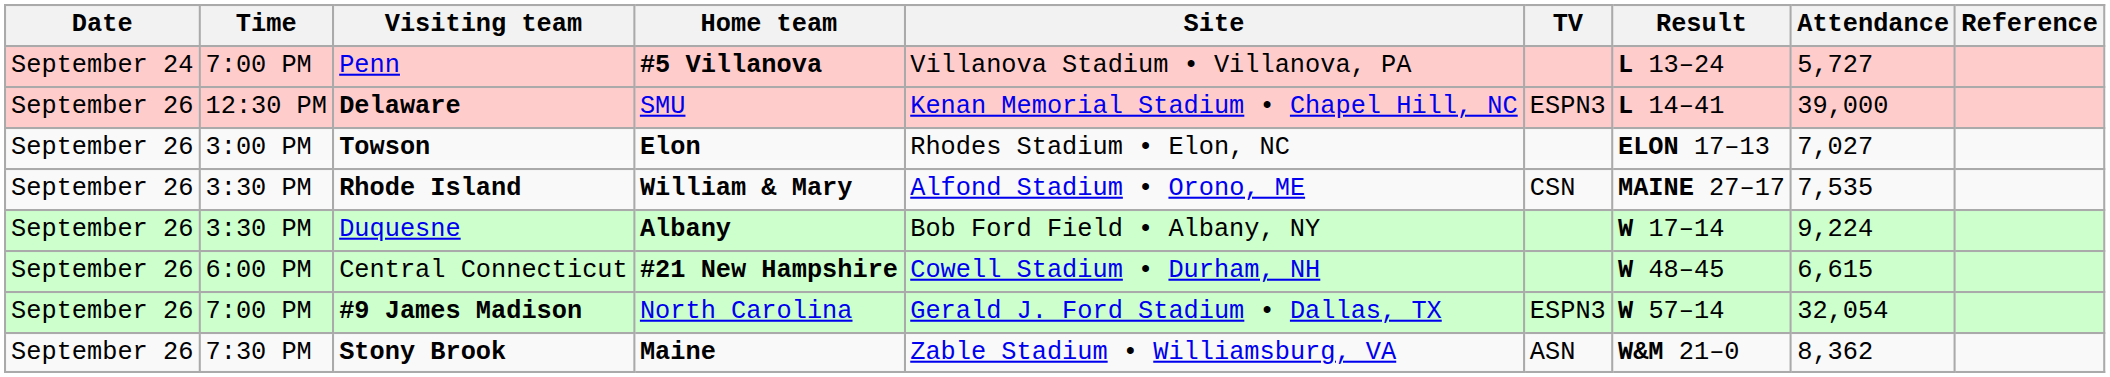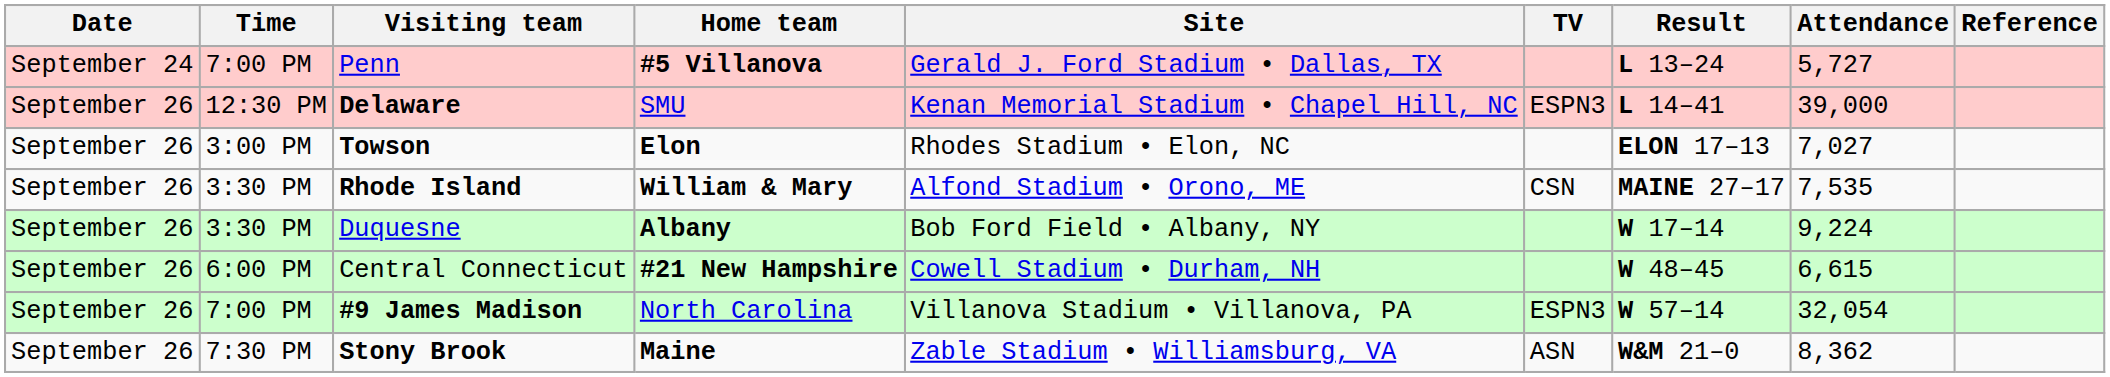(1161, 67) Villanova Stadium • Villanova, PA -> (1176, 67) Gerald J. Ford Stadium • Dallas, TX
(1176, 312) Gerald J. Ford Stadium • Dallas, TX -> (1161, 312) Villanova Stadium • Villanova, PA
